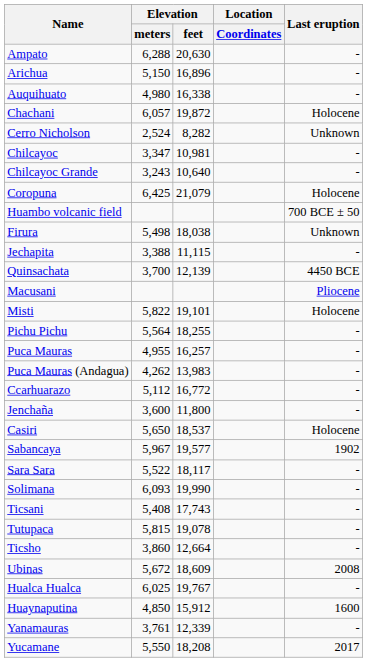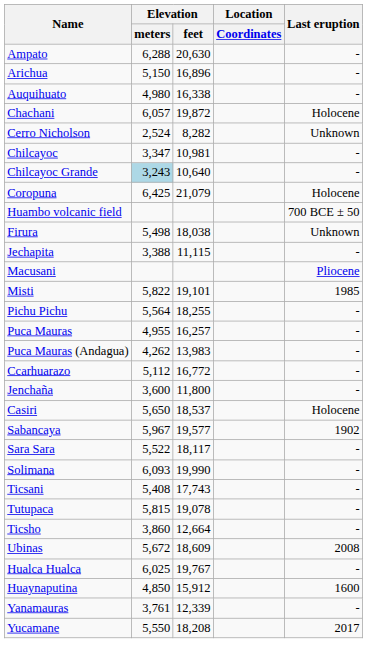(156, 172) no background -> (156, 172) lightblue background
- row: (38, 271)
(336, 311) Holocene -> (347, 291) 1985
